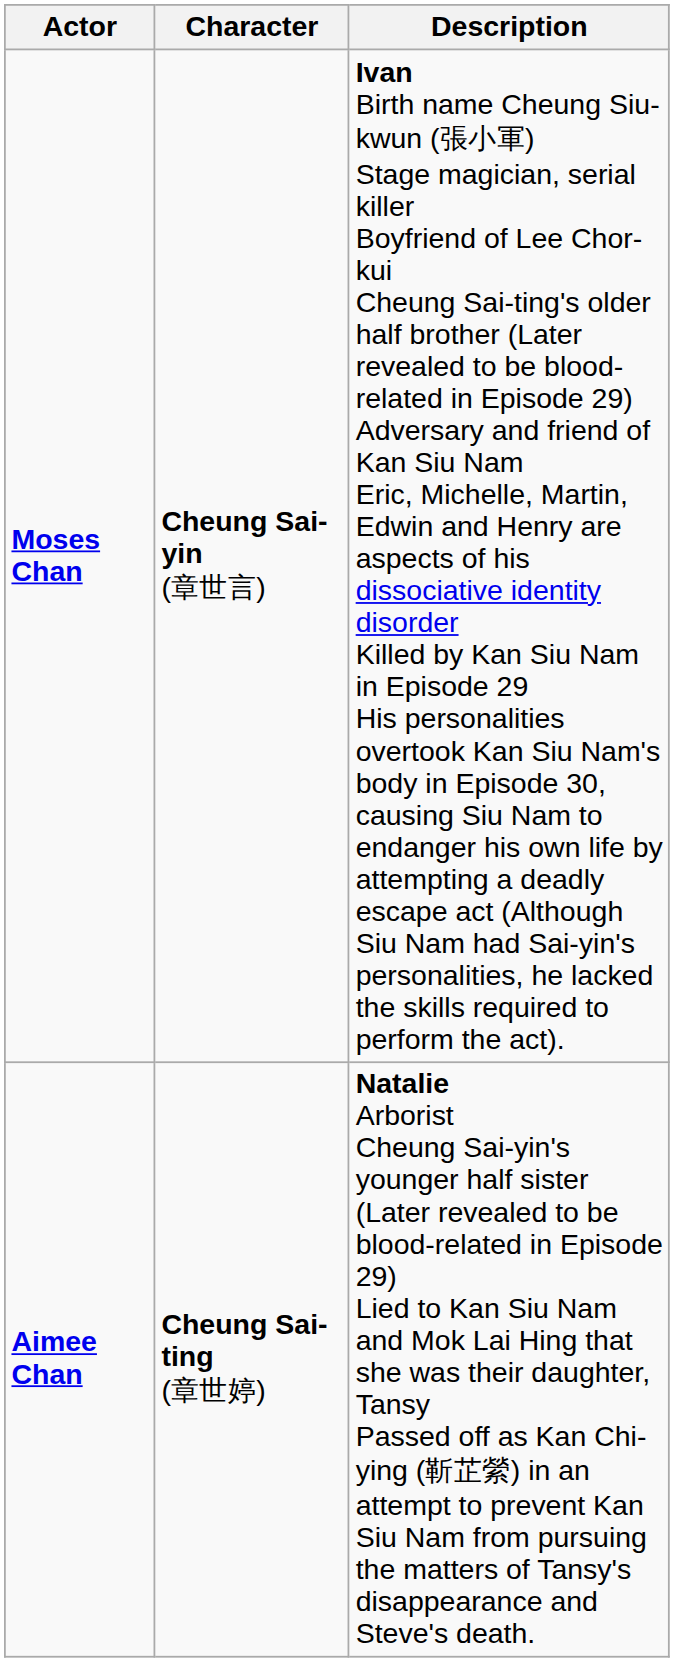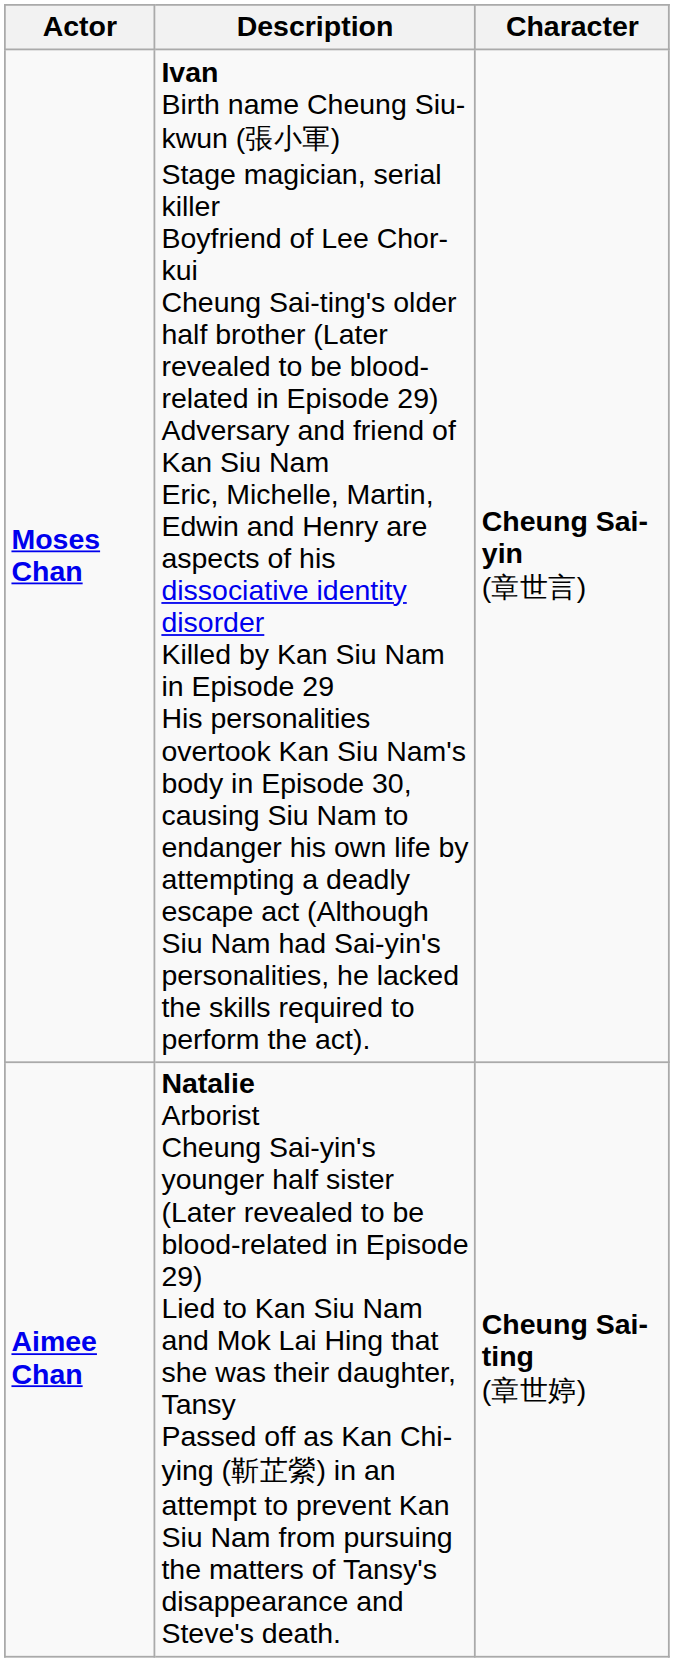columns swapped: (252, 27) <-> (509, 27)
